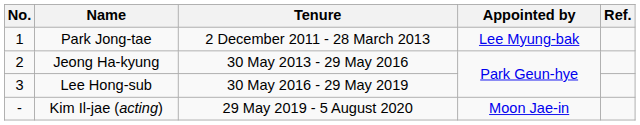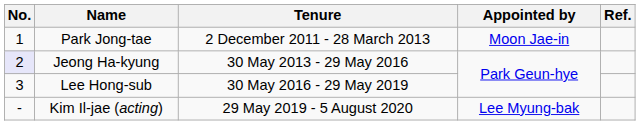(529, 39) Lee Myung-bak -> (529, 39) Moon Jae-in
(20, 62) no background -> (20, 62) lavender background
(529, 108) Moon Jae-in -> (529, 108) Lee Myung-bak
